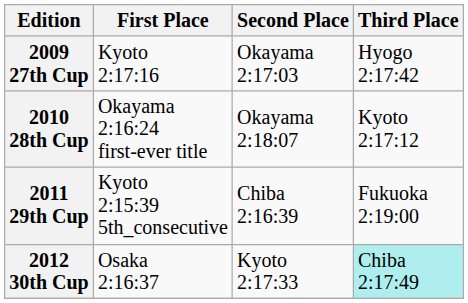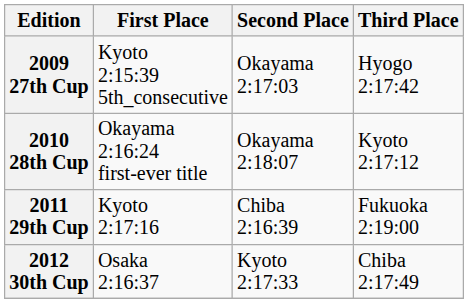(128, 63) Kyoto 2:17:16 -> (163, 74) Kyoto 2:15:39 5th_consecutive
(163, 205) Kyoto 2:15:39 5th_consecutive -> (128, 216) Kyoto 2:17:16
(389, 270) paleturquoise background -> (389, 270) no background
